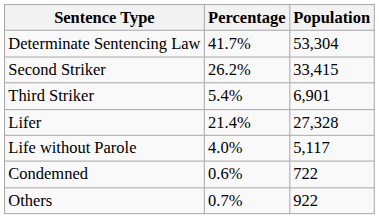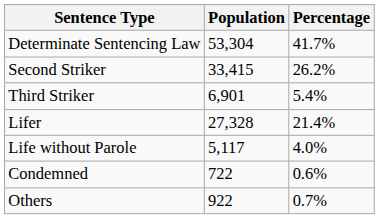columns swapped: (332, 17) <-> (247, 17)
